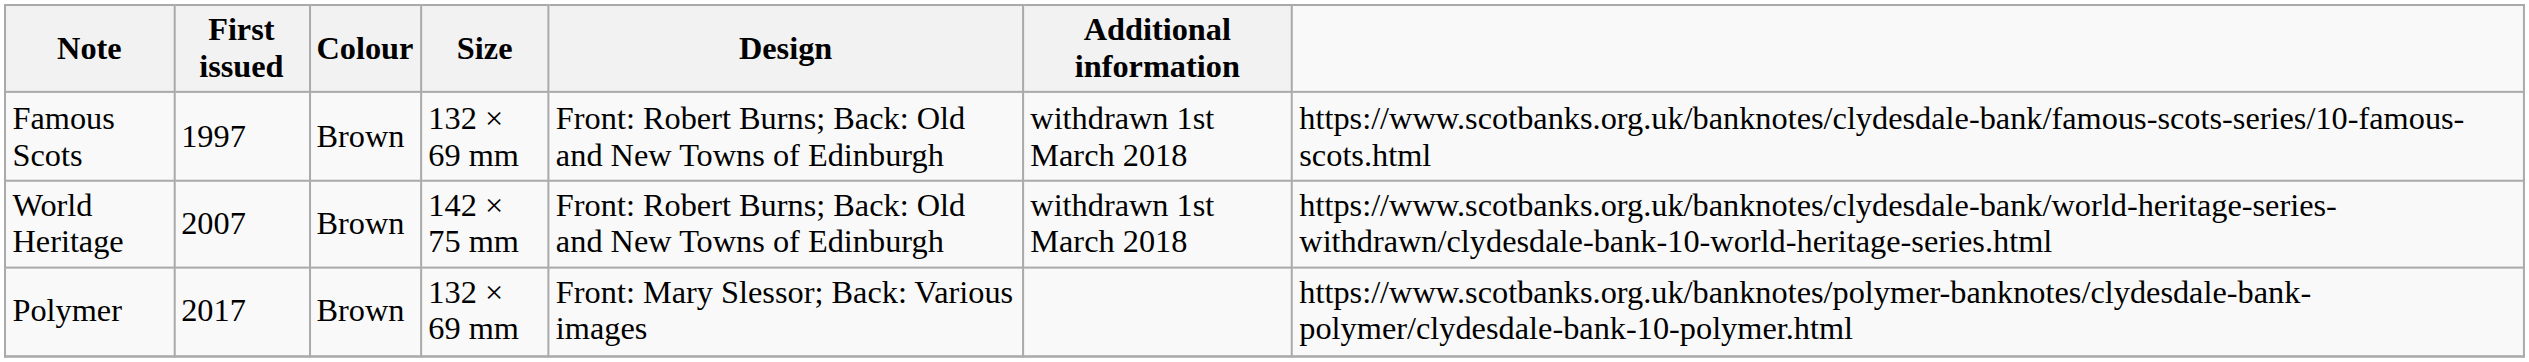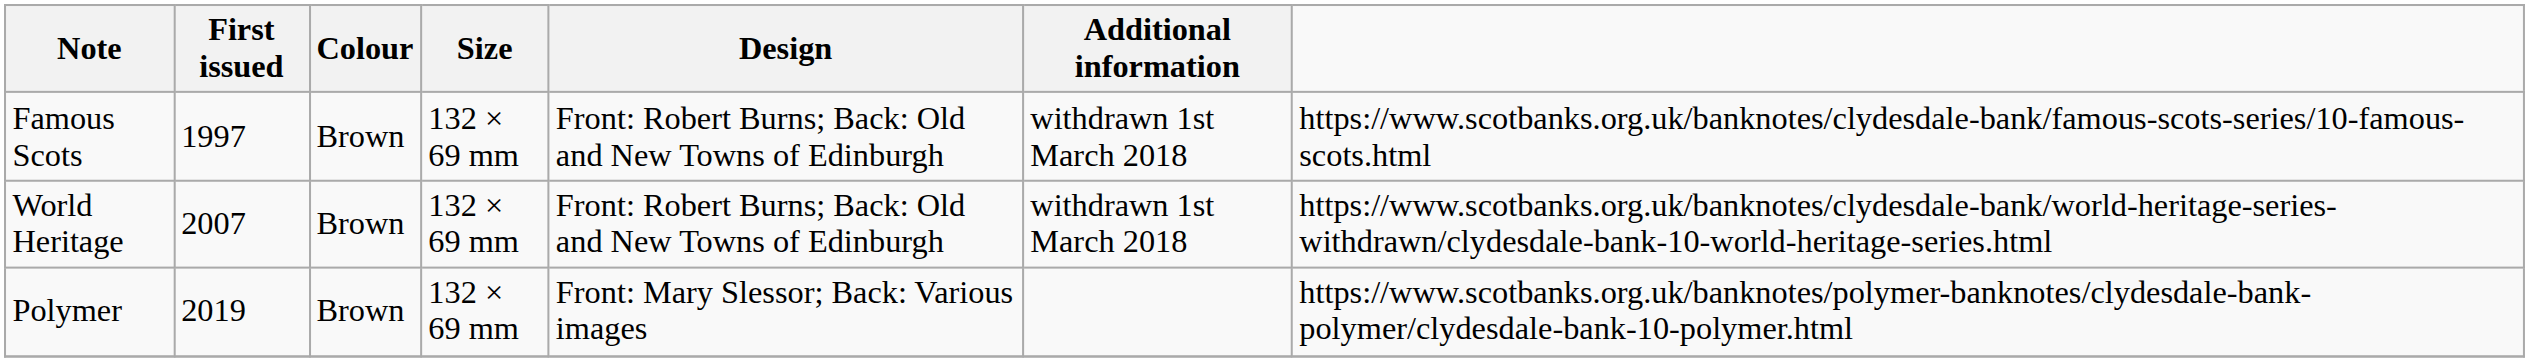(474, 223) 142 × 75 mm -> (474, 223) 132 × 69 mm
(213, 311) 2017 -> (213, 311) 2019
